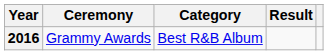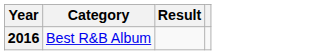- column: (98, 15)
